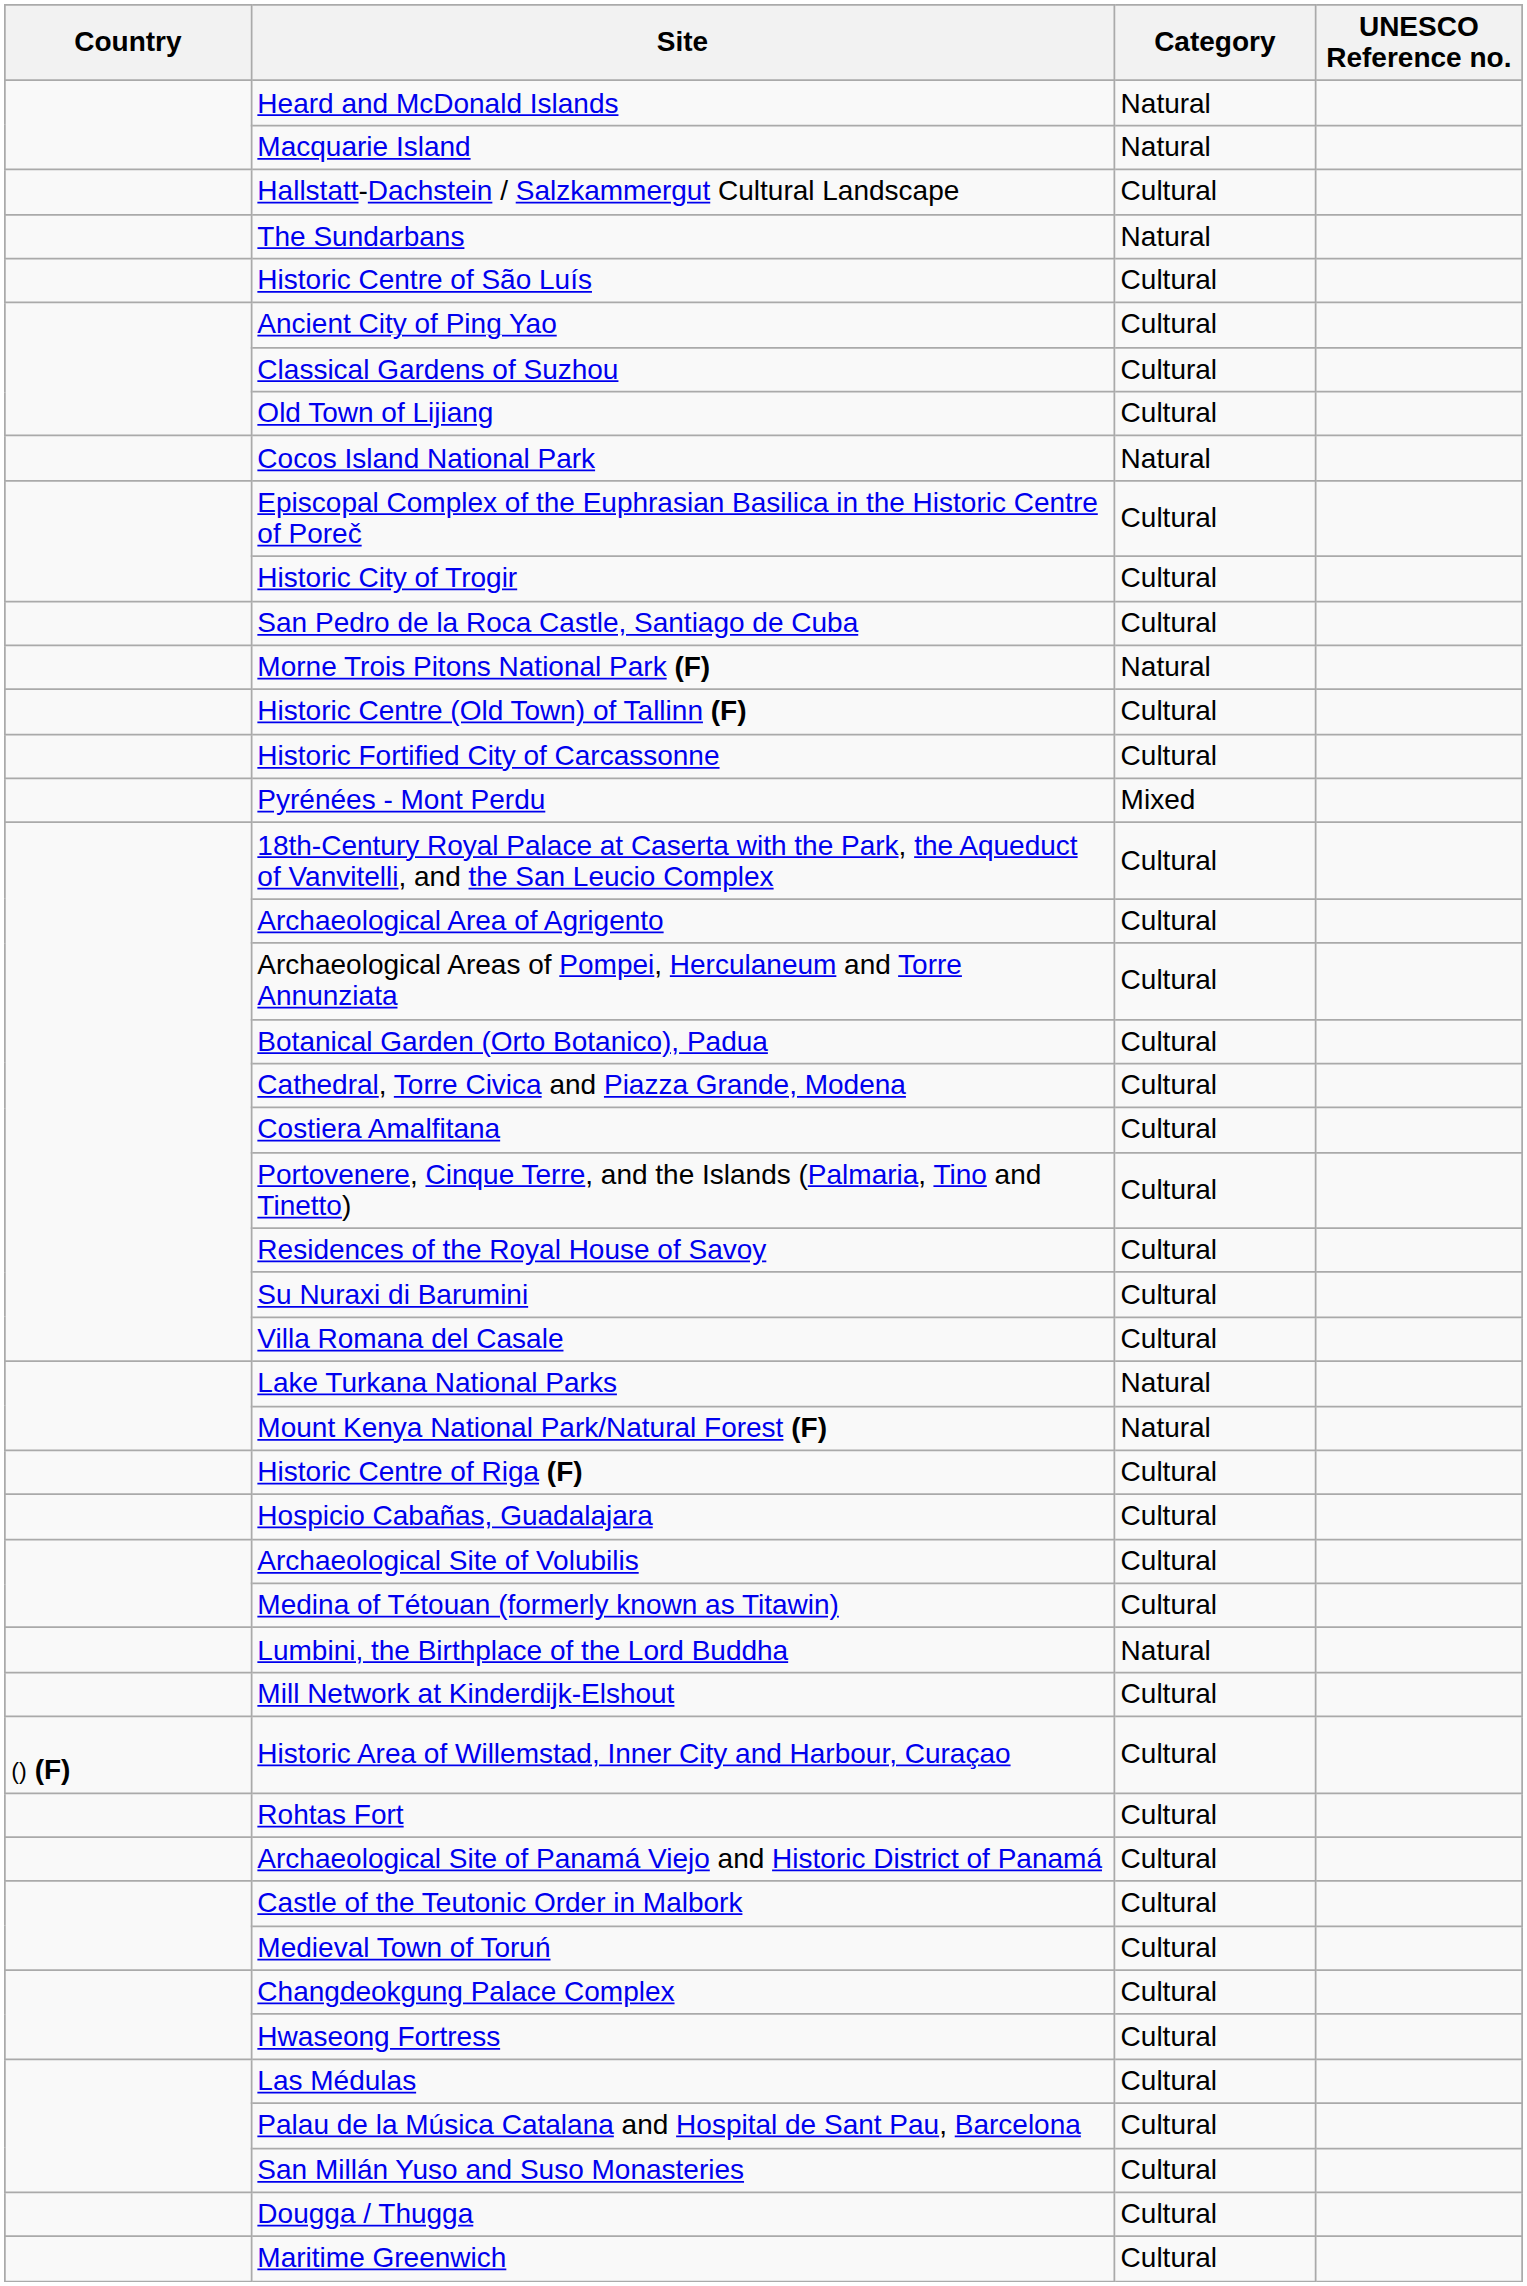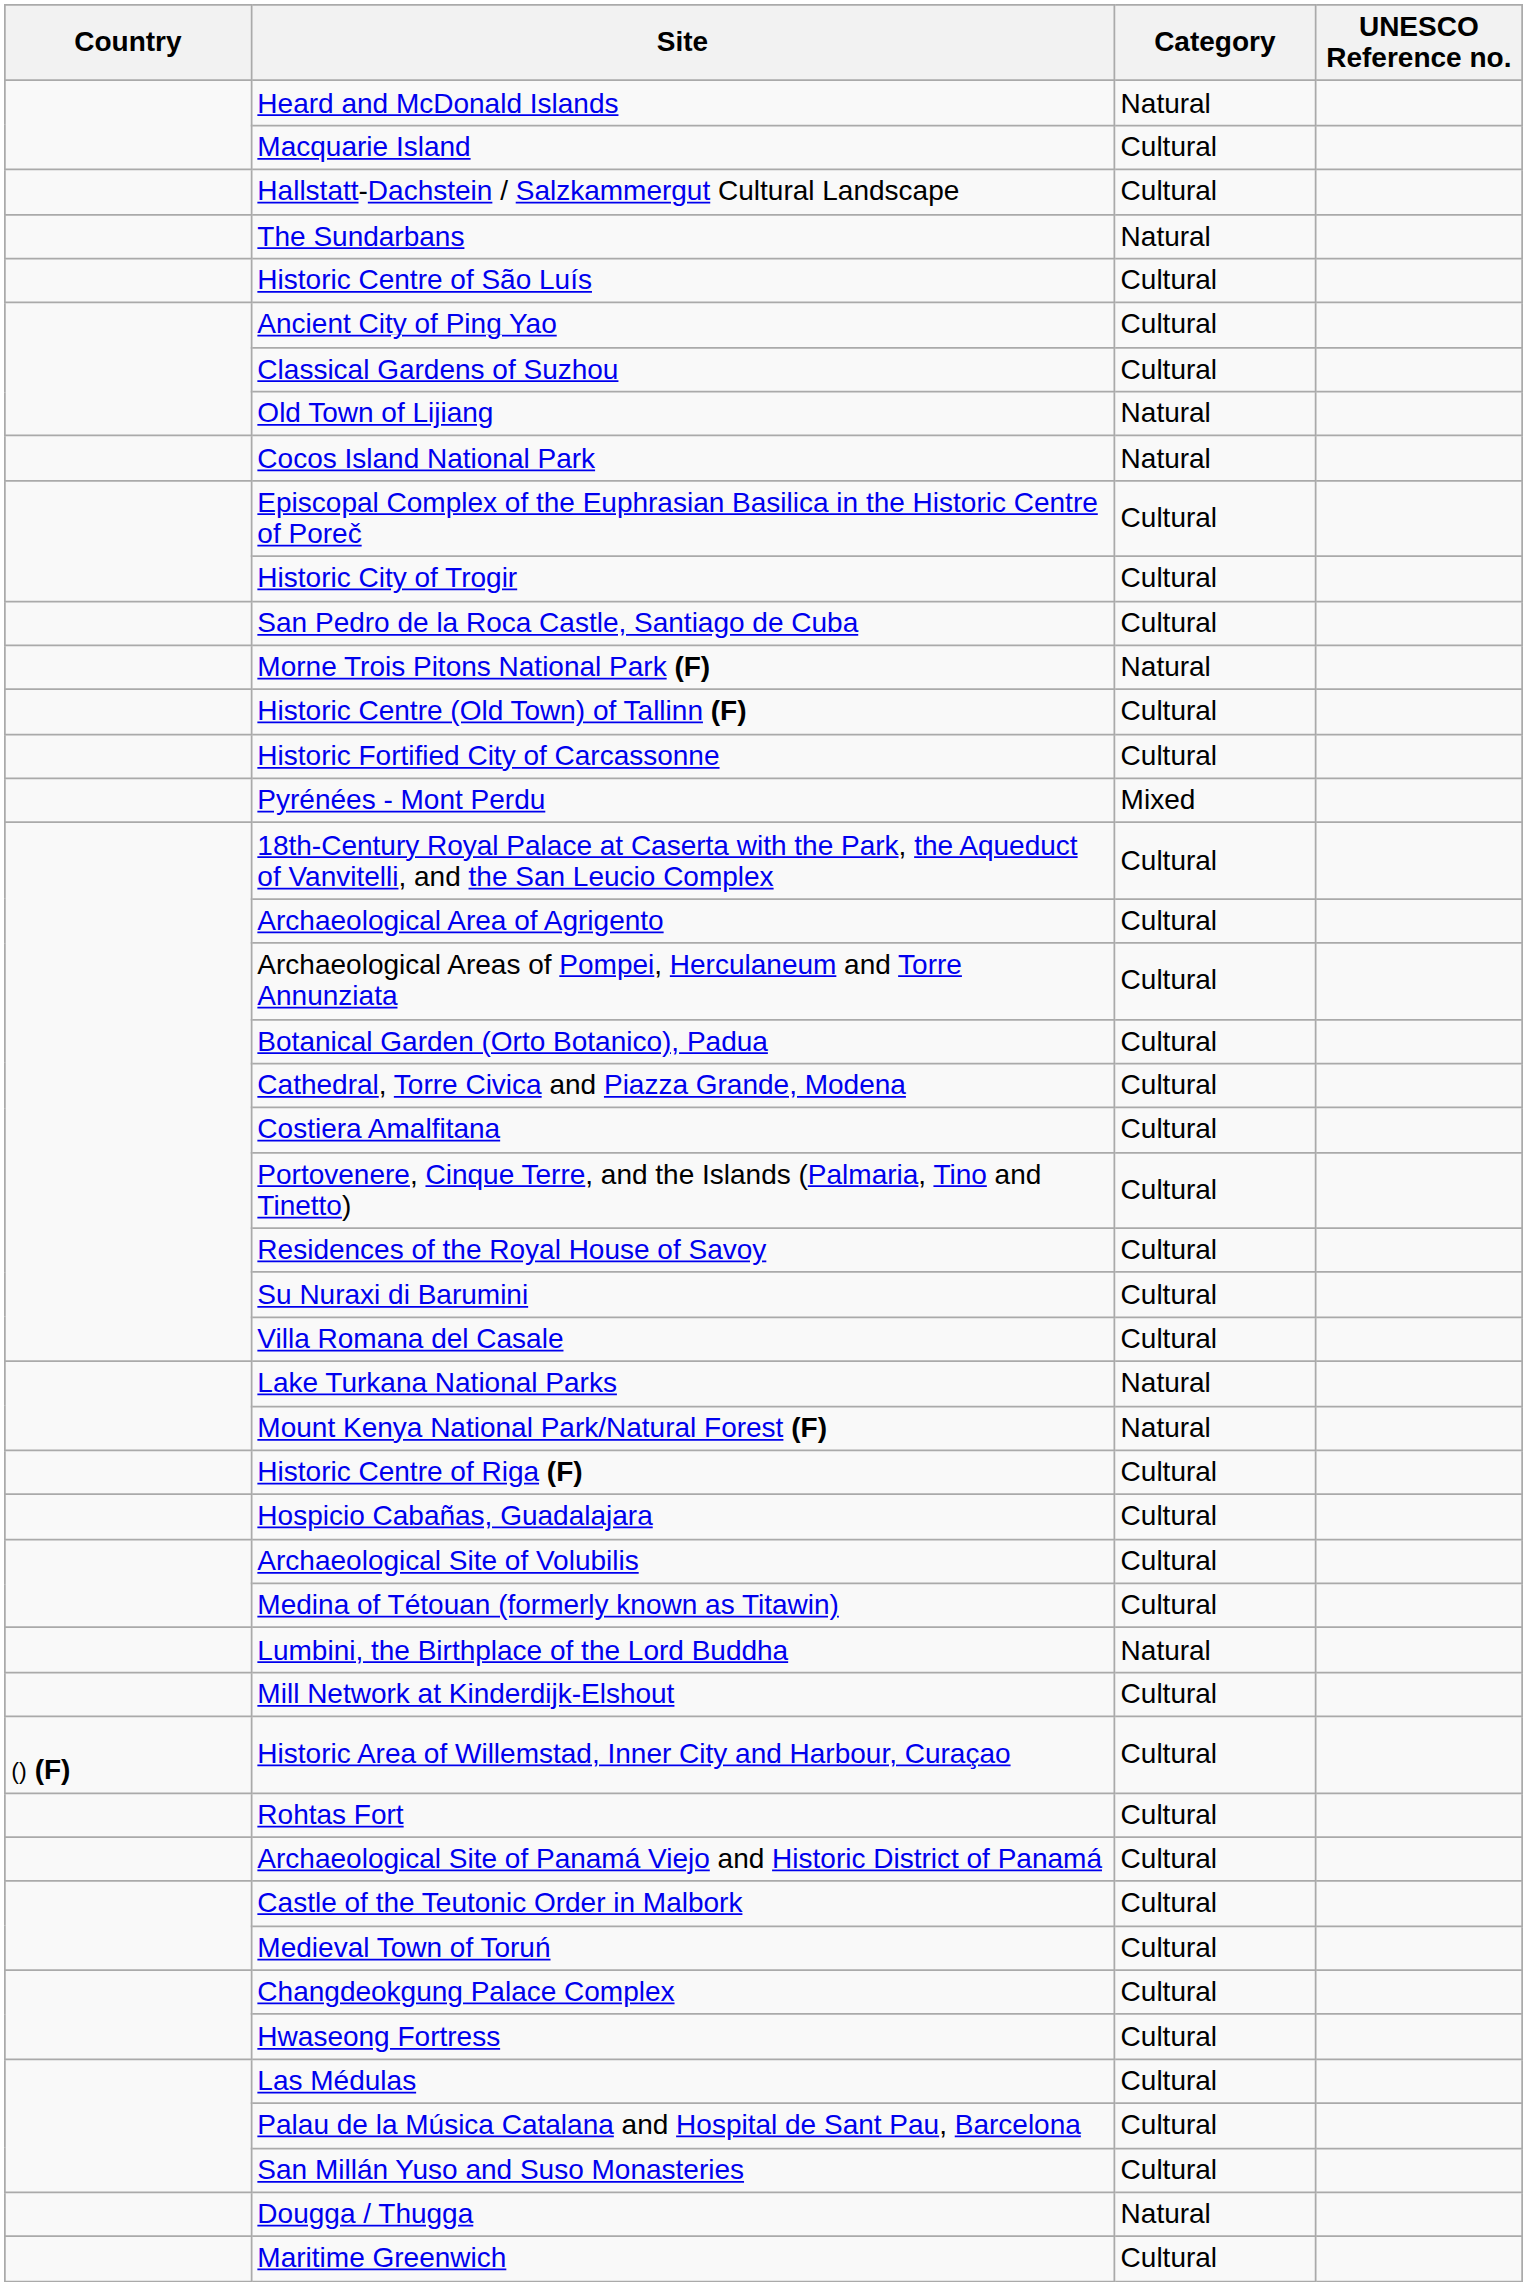(1166, 147) Natural -> (1169, 147) Cultural
(1169, 413) Cultural -> (1166, 413) Natural
(1169, 2213) Cultural -> (1166, 2213) Natural
